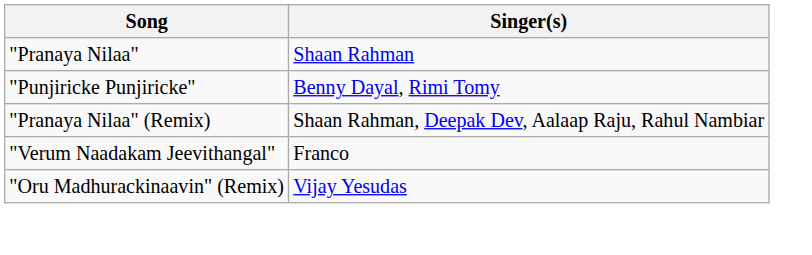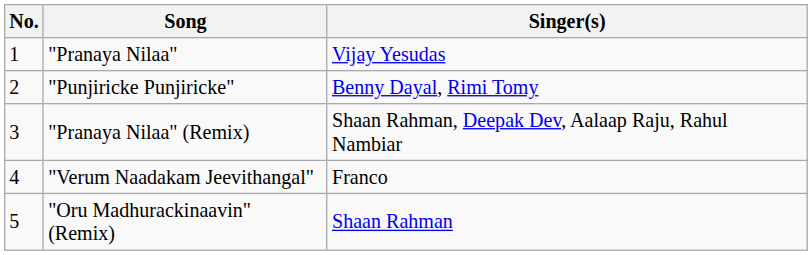+ column: (24, 21)
(354, 54) Shaan Rahman -> (389, 54) Vijay Yesudas
(350, 186) Vijay Yesudas -> (392, 222) Shaan Rahman
